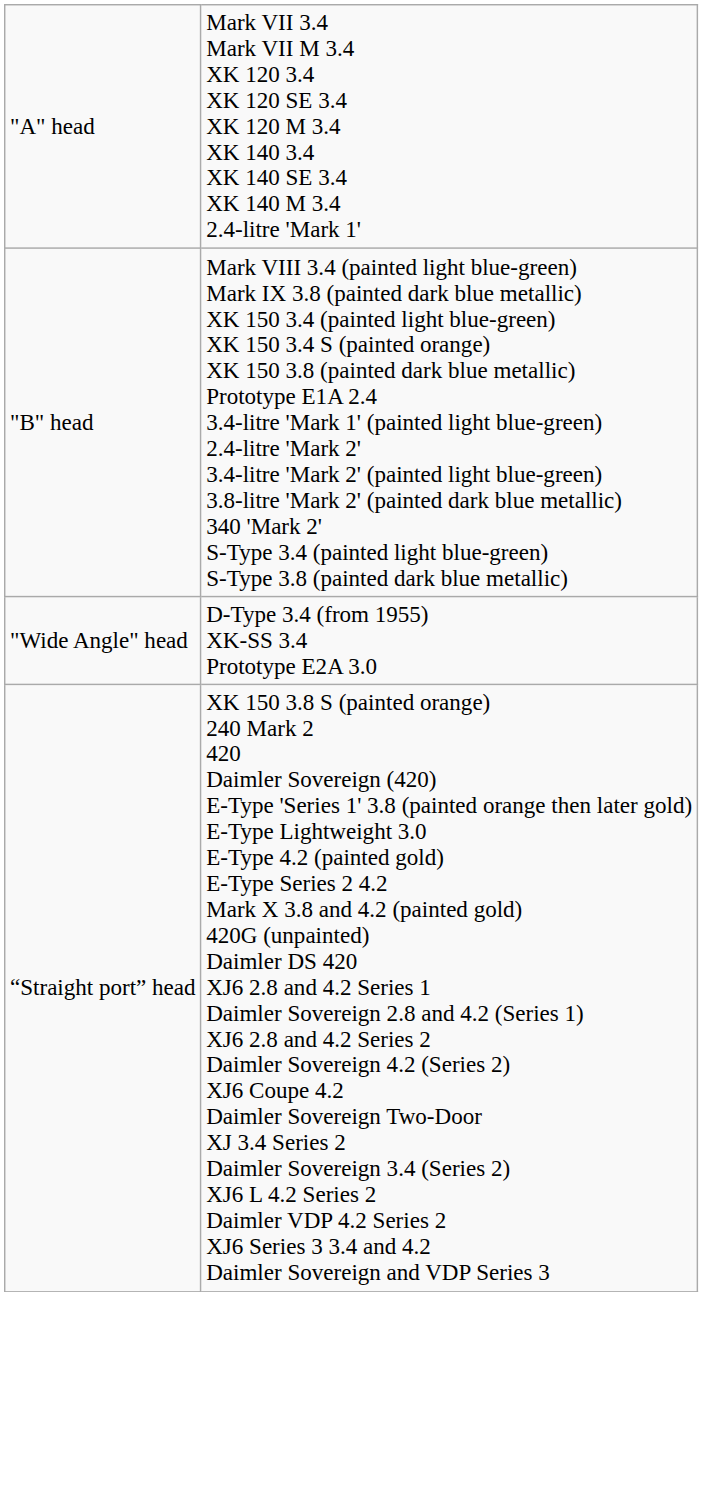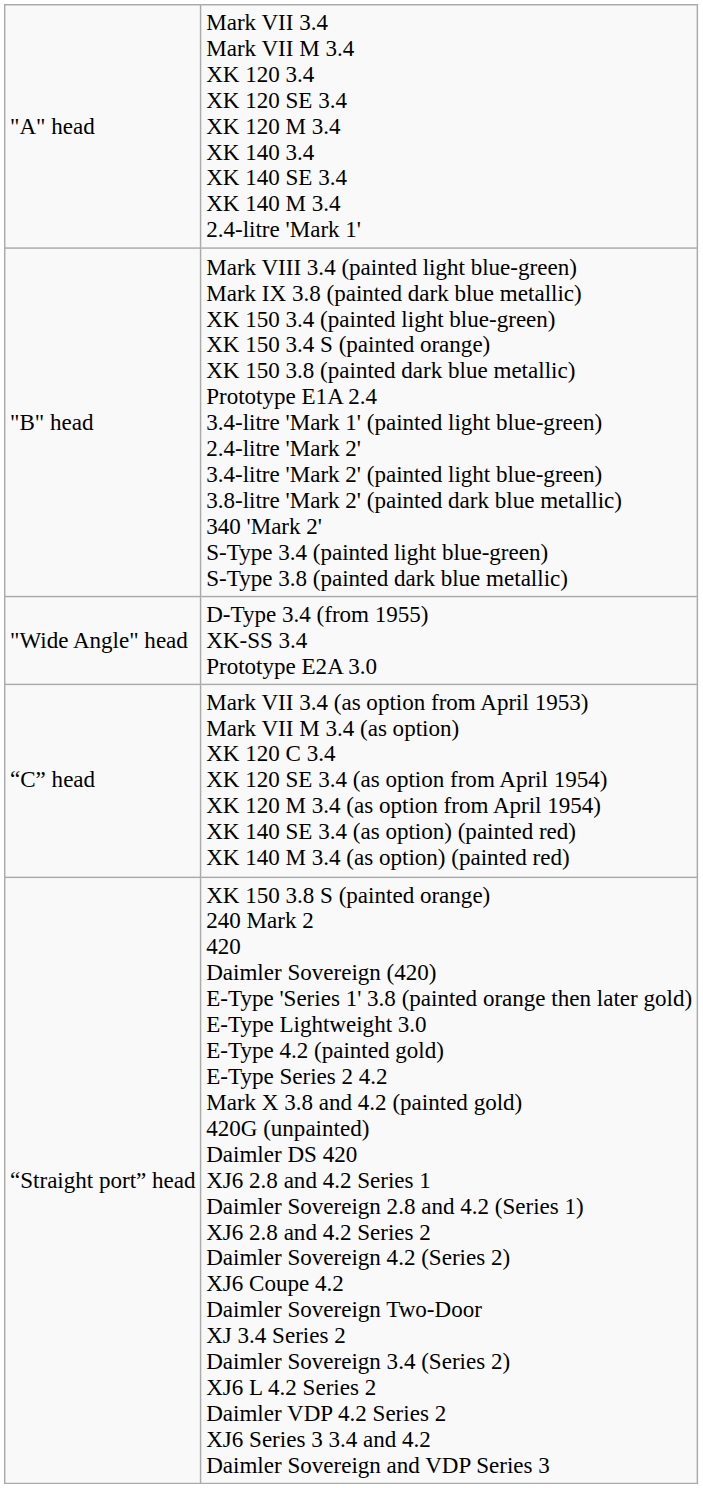+ row: (53, 780)
